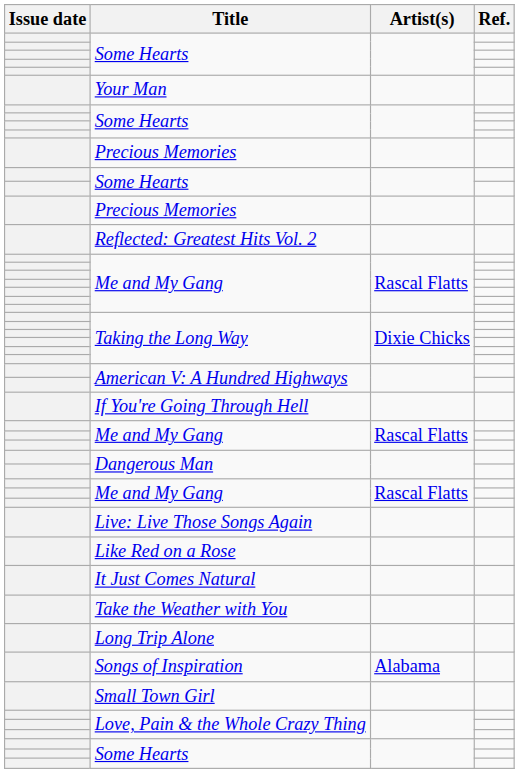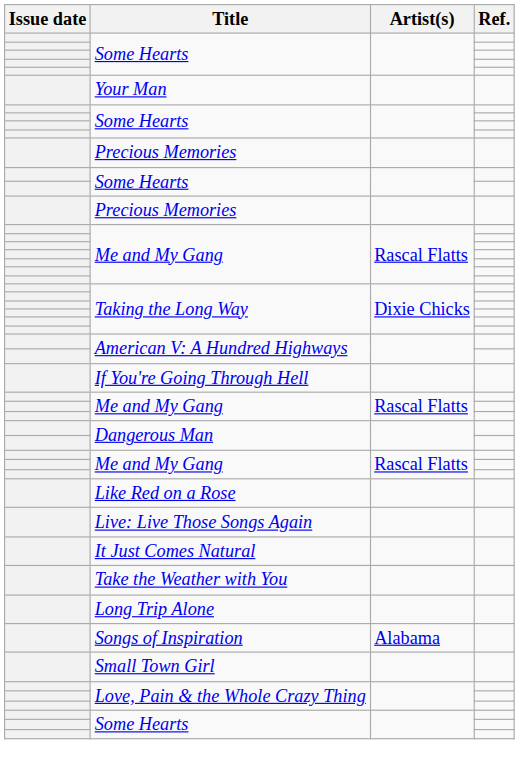- row: (206, 239)
rows swapped: (203, 522) <-> (165, 551)
